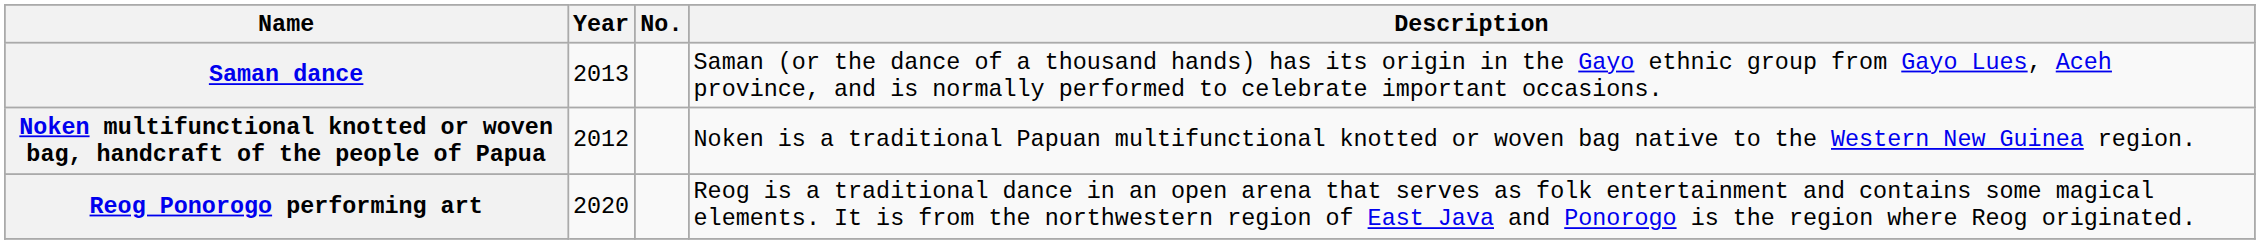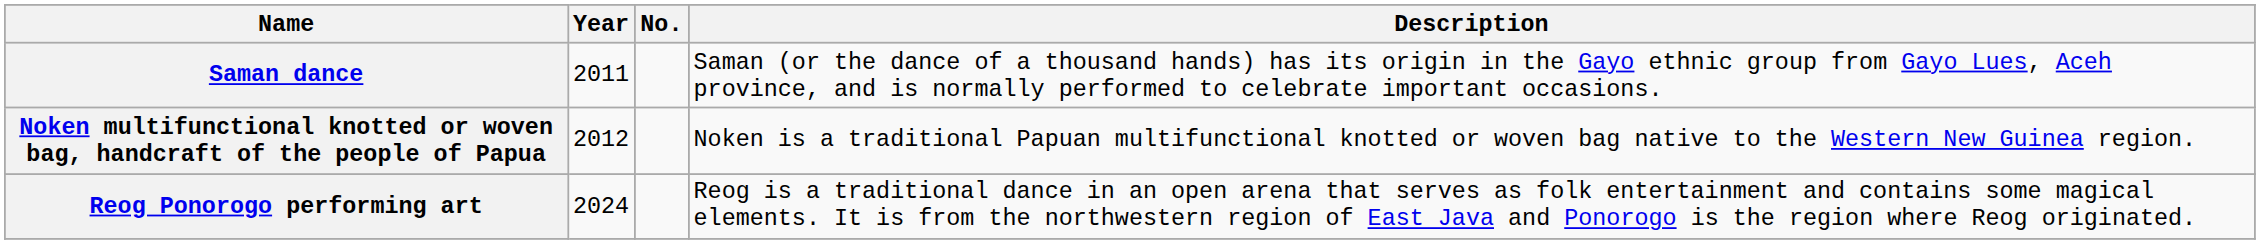(601, 76) 2013 -> (601, 76) 2011
(601, 206) 2020 -> (601, 206) 2024
